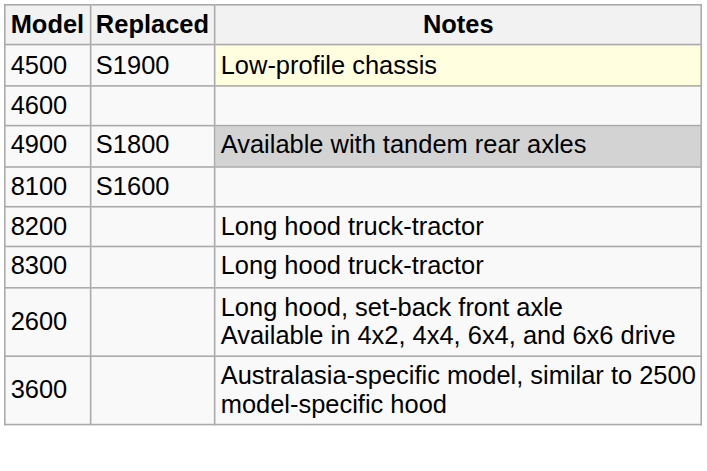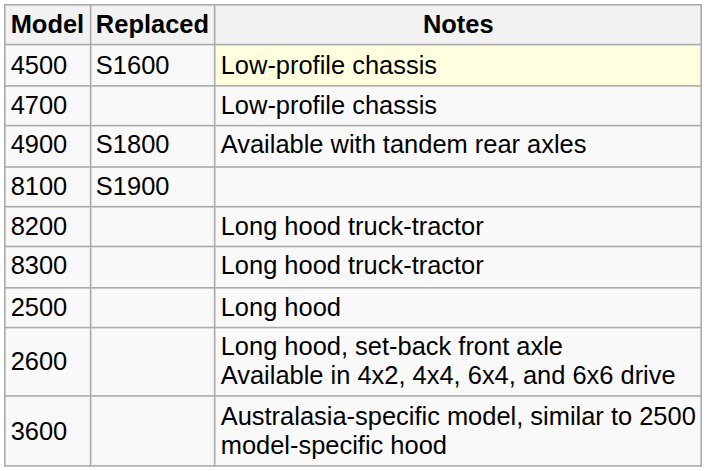(133, 65) S1900 -> (133, 65) S1600
- row: (39, 105)
+ row: (39, 105)
(404, 145) lightgrey background -> (404, 145) no background
(133, 186) S1600 -> (133, 186) S1900
+ row: (39, 307)
